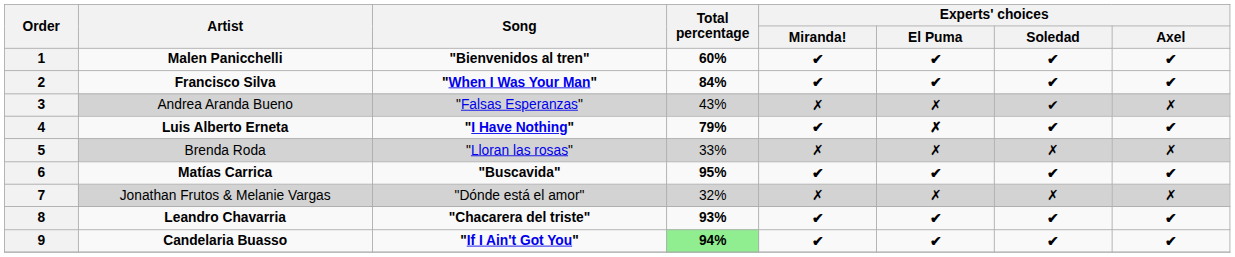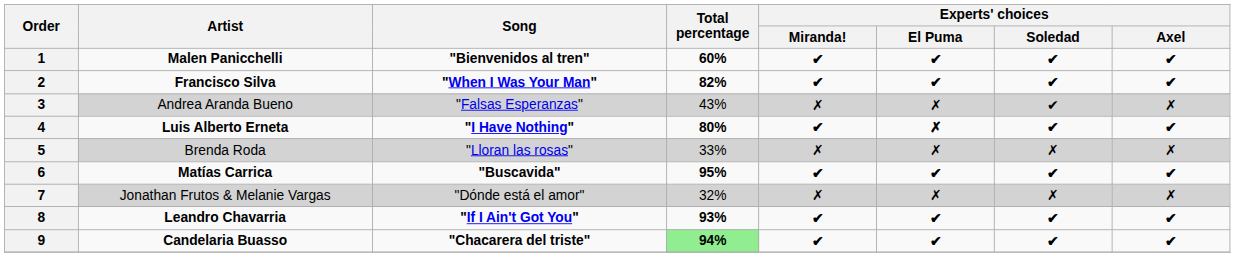(713, 82) 84% -> (713, 82) 82%
(713, 127) 79% -> (713, 127) 80%
(519, 218) "Chacarera del triste" -> (519, 218) "If I Ain't Got You"
(519, 240) "If I Ain't Got You" -> (519, 240) "Chacarera del triste"
